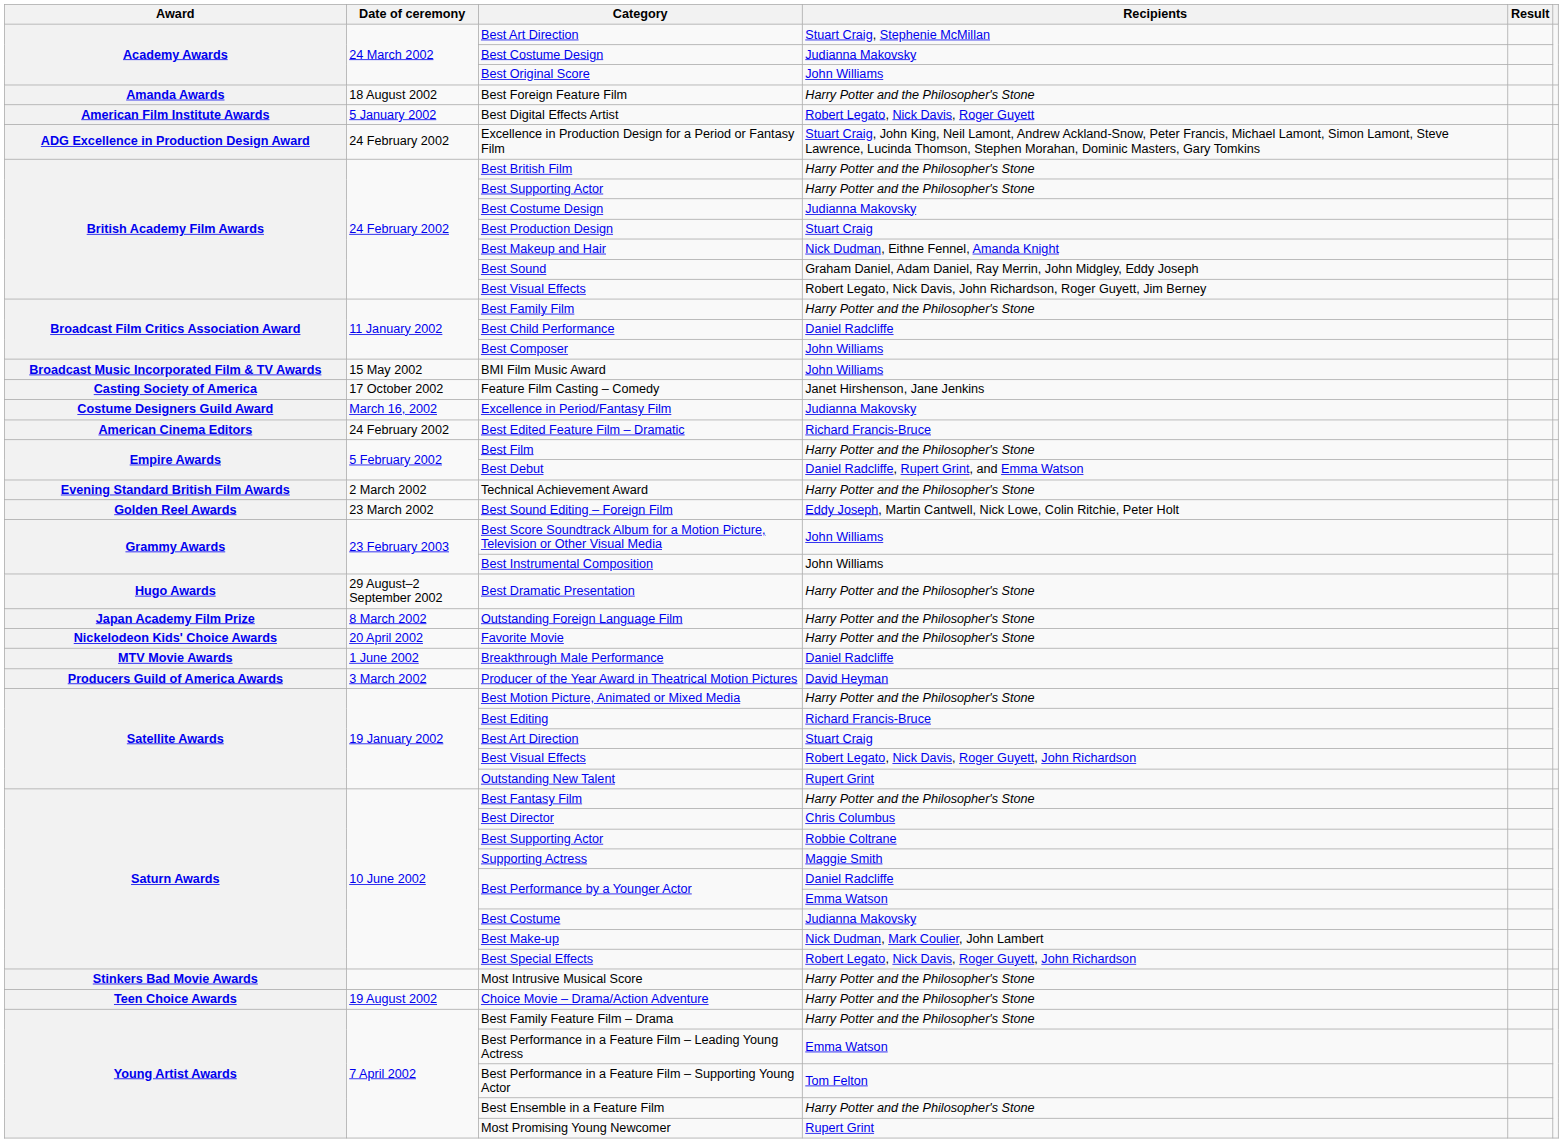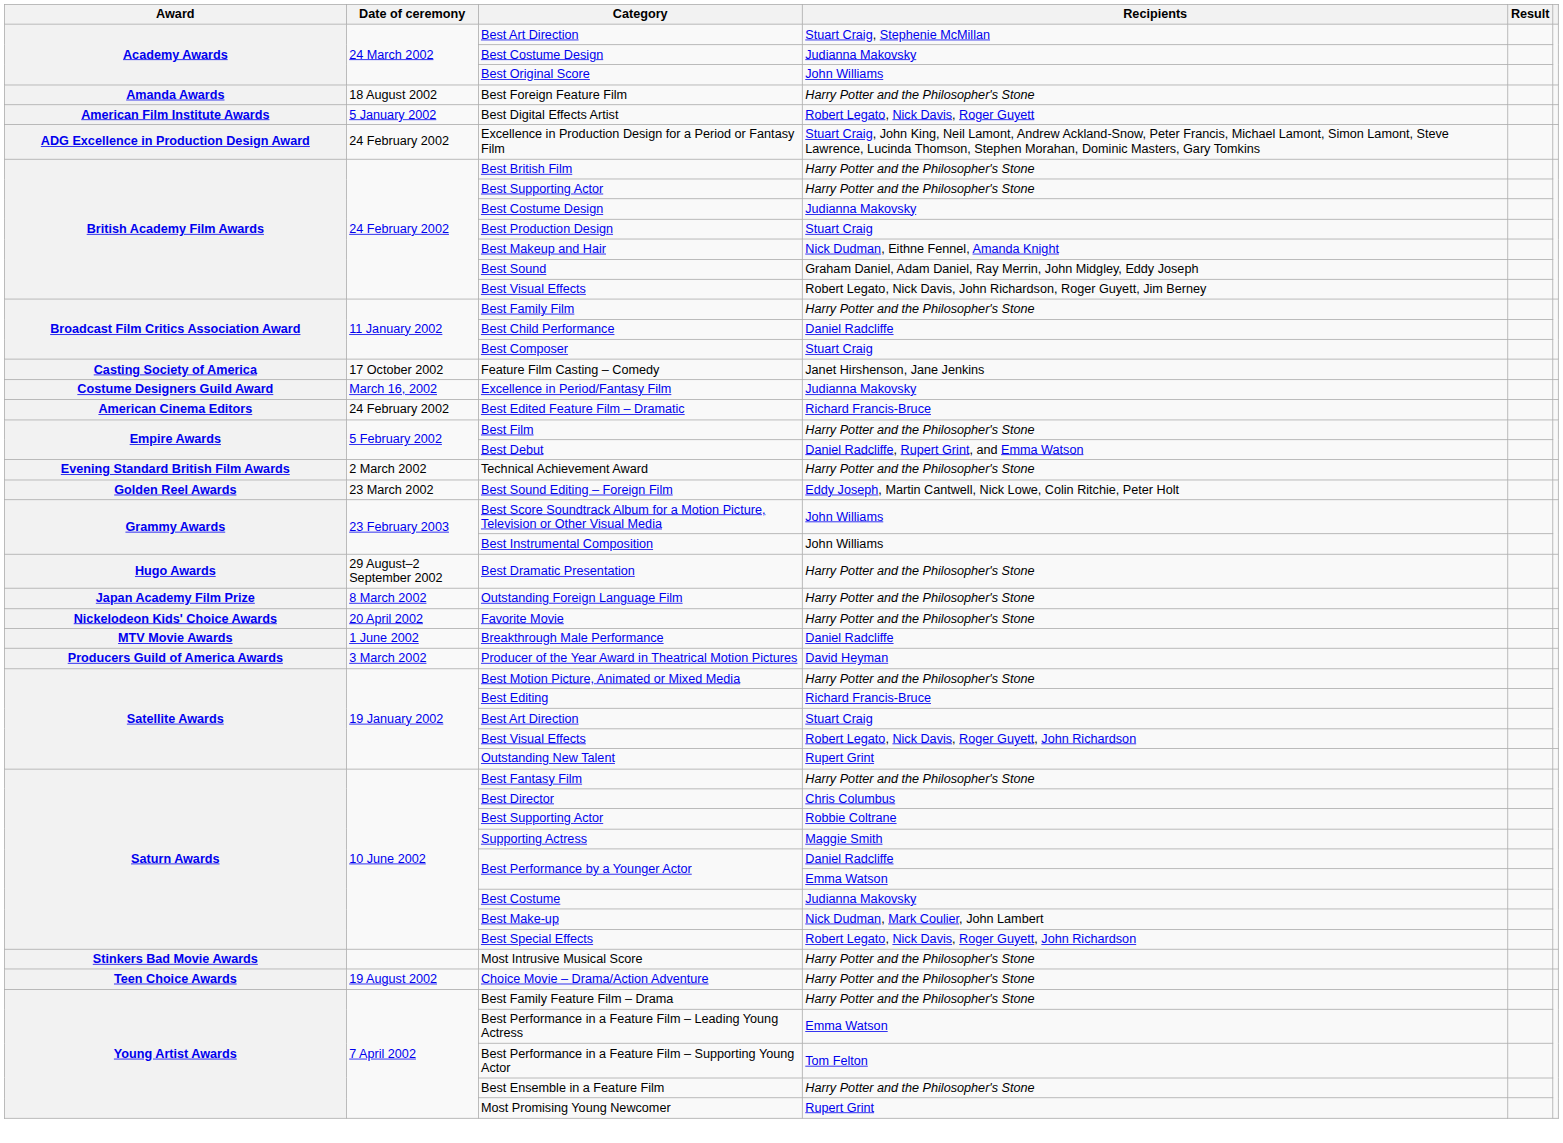(844, 349) John Williams -> (839, 349) Stuart Craig
- row: (175, 369)
